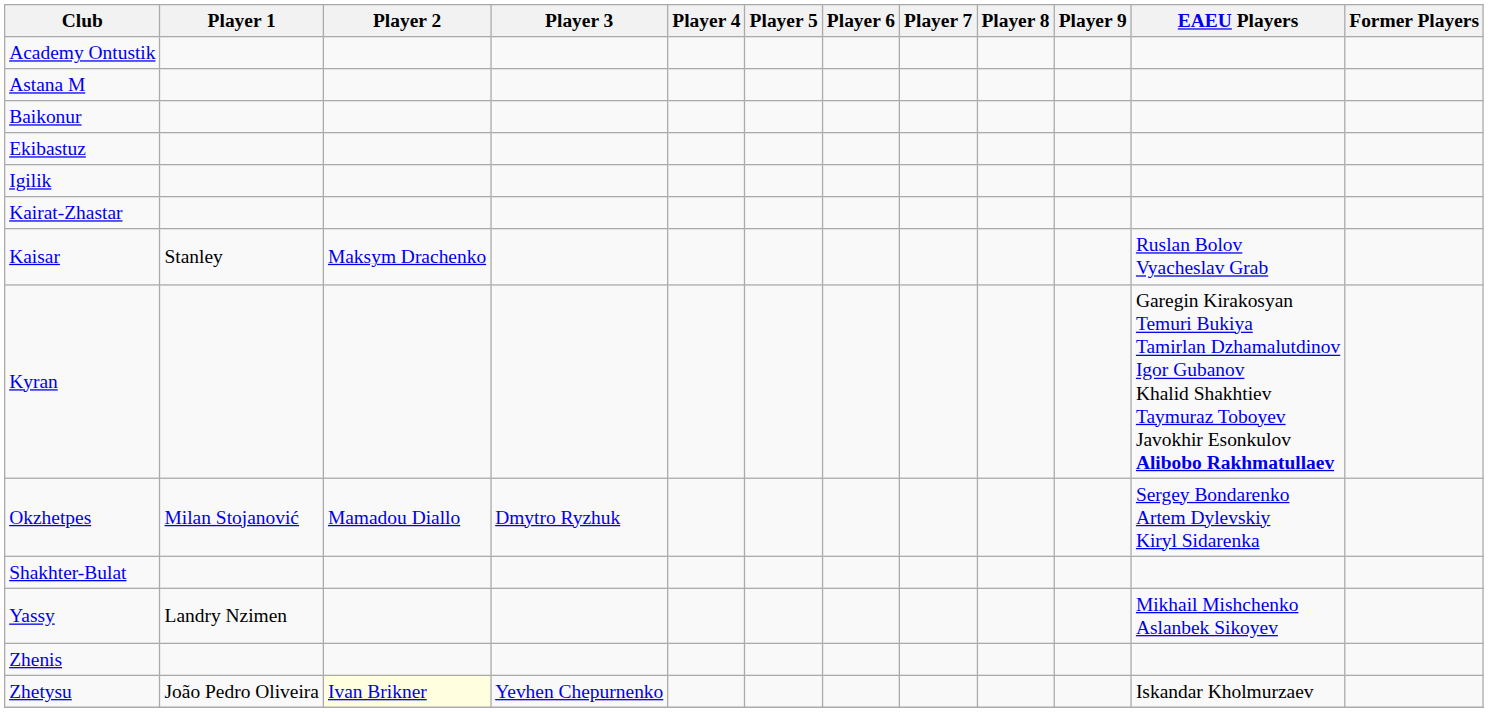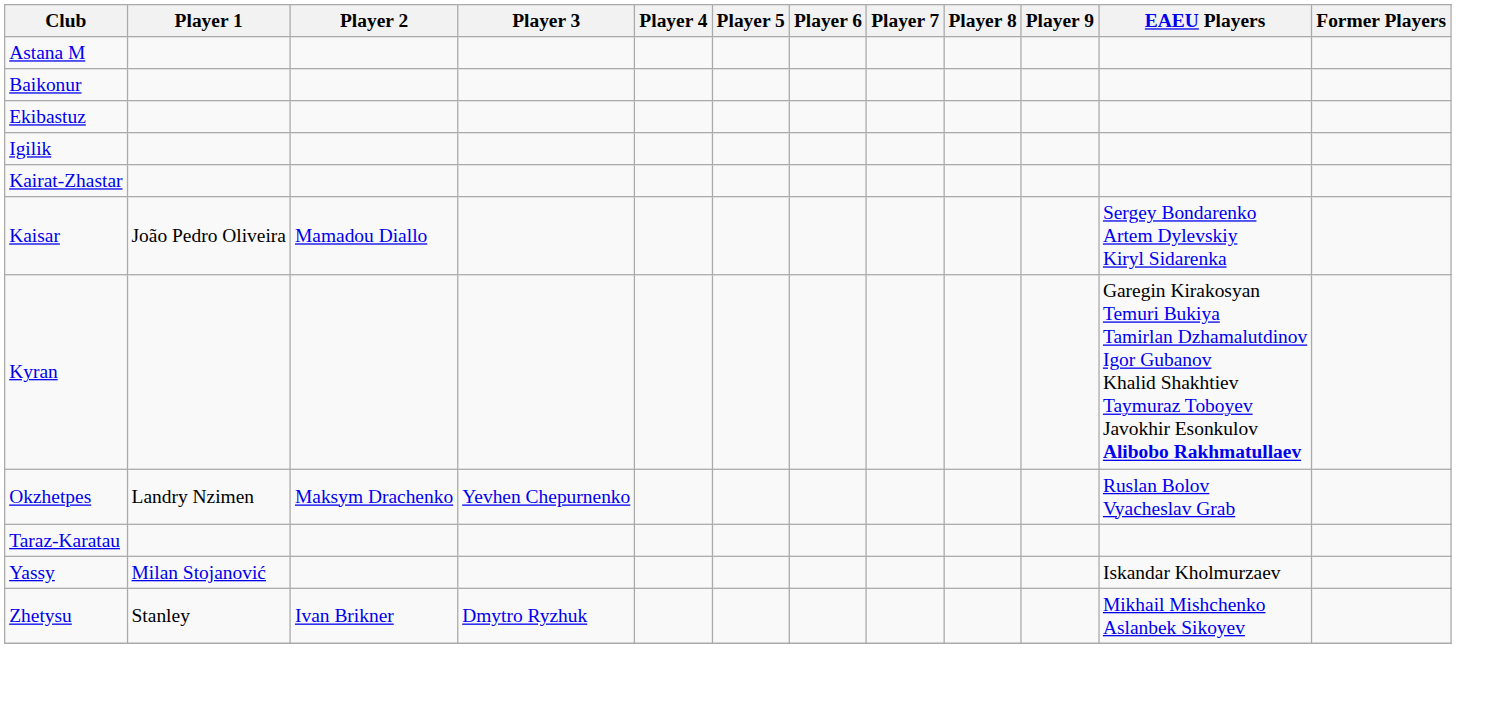- row: (82, 52)
(194, 256) Stanley -> (209, 236) João Pedro Oliveira
(407, 256) Maksym Drachenko -> (361, 236) Mamadou Diallo
(1202, 256) Ruslan Bolov Vyacheslav Grab -> (1180, 236) Sergey Bondarenko Artem Dylevskiy Kiryl Sidarenka
(232, 516) Milan Stojanović -> (193, 496) Landry Nzimen
(394, 516) Mamadou Diallo -> (374, 496) Maksym Drachenko
(558, 516) Dmytro Ryzhuk -> (546, 496) Yevhen Chepurnenko
(1213, 516) Sergey Bondarenko Artem Dylevskiy Kiryl Sidarenka -> (1169, 496) Ruslan Bolov Vyacheslav Grab
- row: (68, 571)
+ row: (65, 539)
(226, 615) Landry Nzimen -> (199, 571) Milan Stojanović
(1217, 615) Mikhail Mishchenko Aslanbek Sikoyev -> (1192, 571) Iskandar Kholmurzaev
- row: (36, 659)
(242, 691) João Pedro Oliveira -> (161, 615) Stanley
(377, 691) lightyellow background -> (344, 615) no background
(579, 691) Yevhen Chepurnenko -> (525, 615) Dmytro Ryzhuk
(1225, 691) Iskandar Kholmurzaev -> (1184, 615) Mikhail Mishchenko Aslanbek Sikoyev
